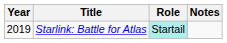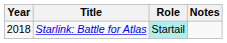(19, 30) 2019 -> (19, 30) 2018
